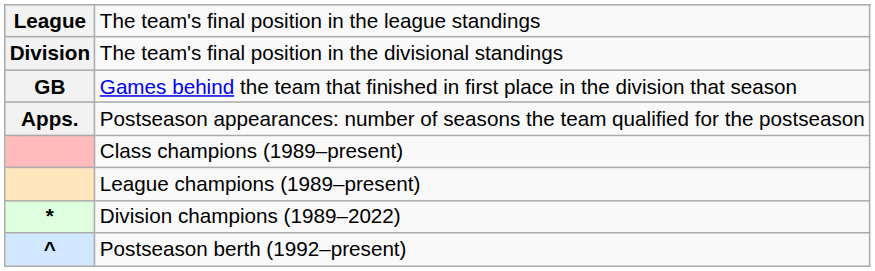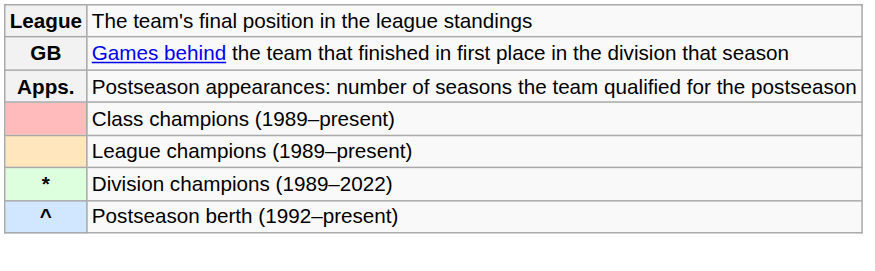- row: (332, 53)
